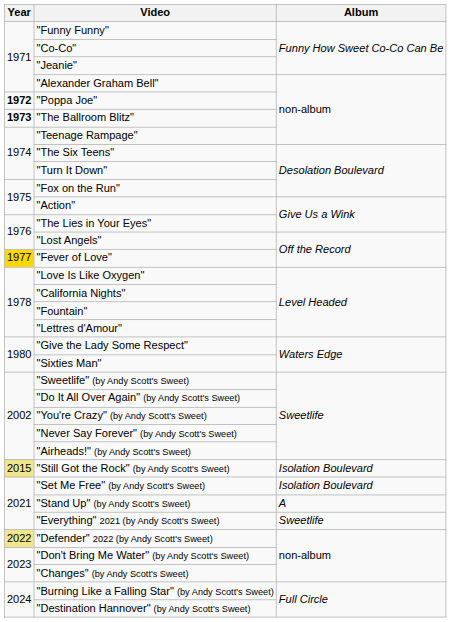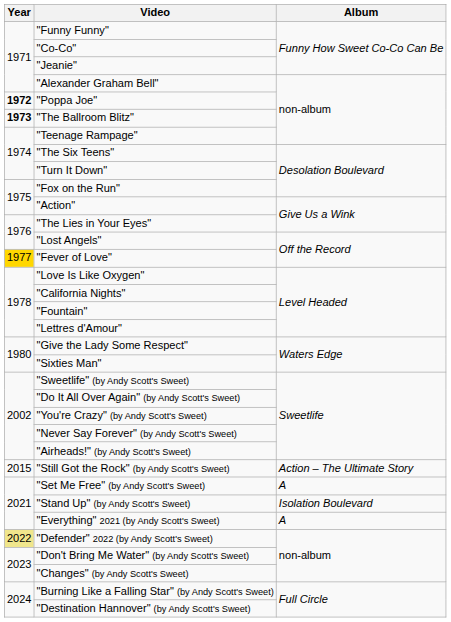(19, 468) khaki background -> (19, 468) no background
(326, 468) Isolation Boulevard -> (346, 468) Action – The Ultimate Story
(326, 485) Isolation Boulevard -> (283, 485) A
(283, 503) A -> (326, 503) Isolation Boulevard
(301, 521) Sweetlife -> (283, 521) A
